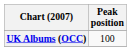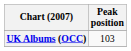(107, 38) 100 -> (107, 38) 103
